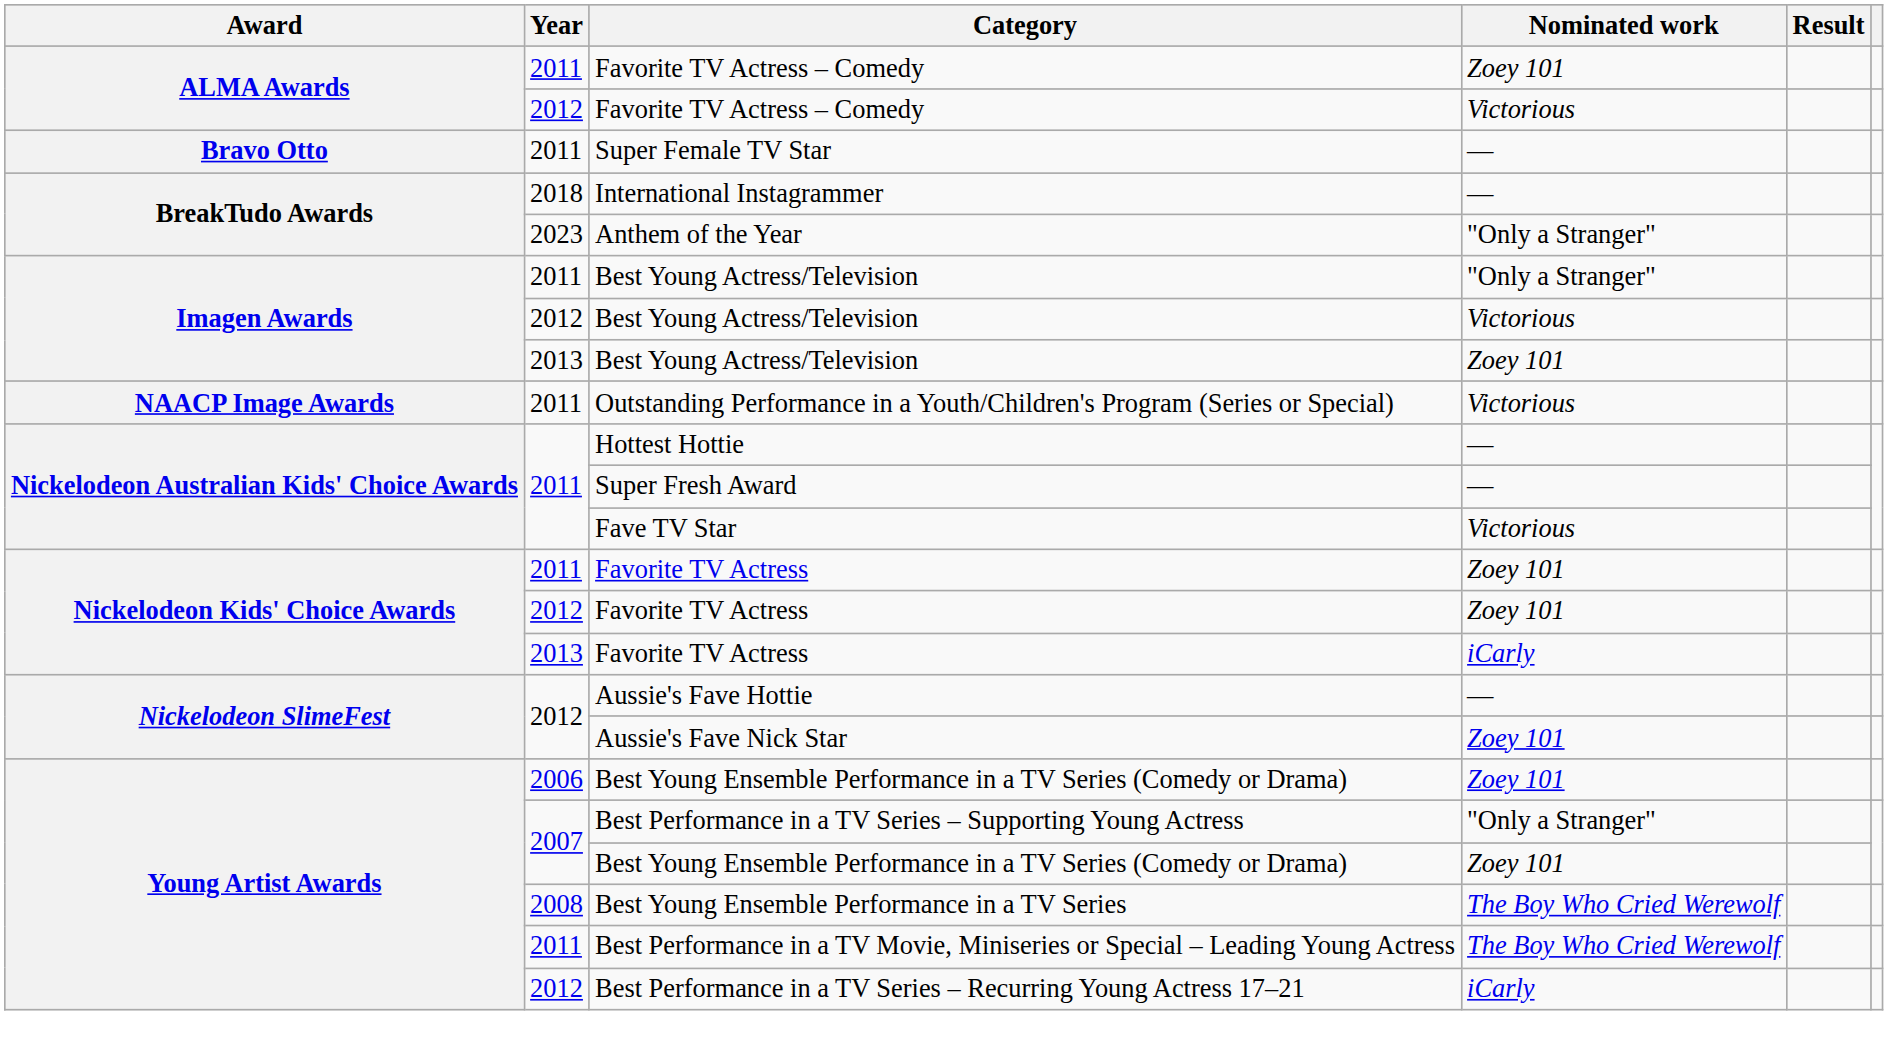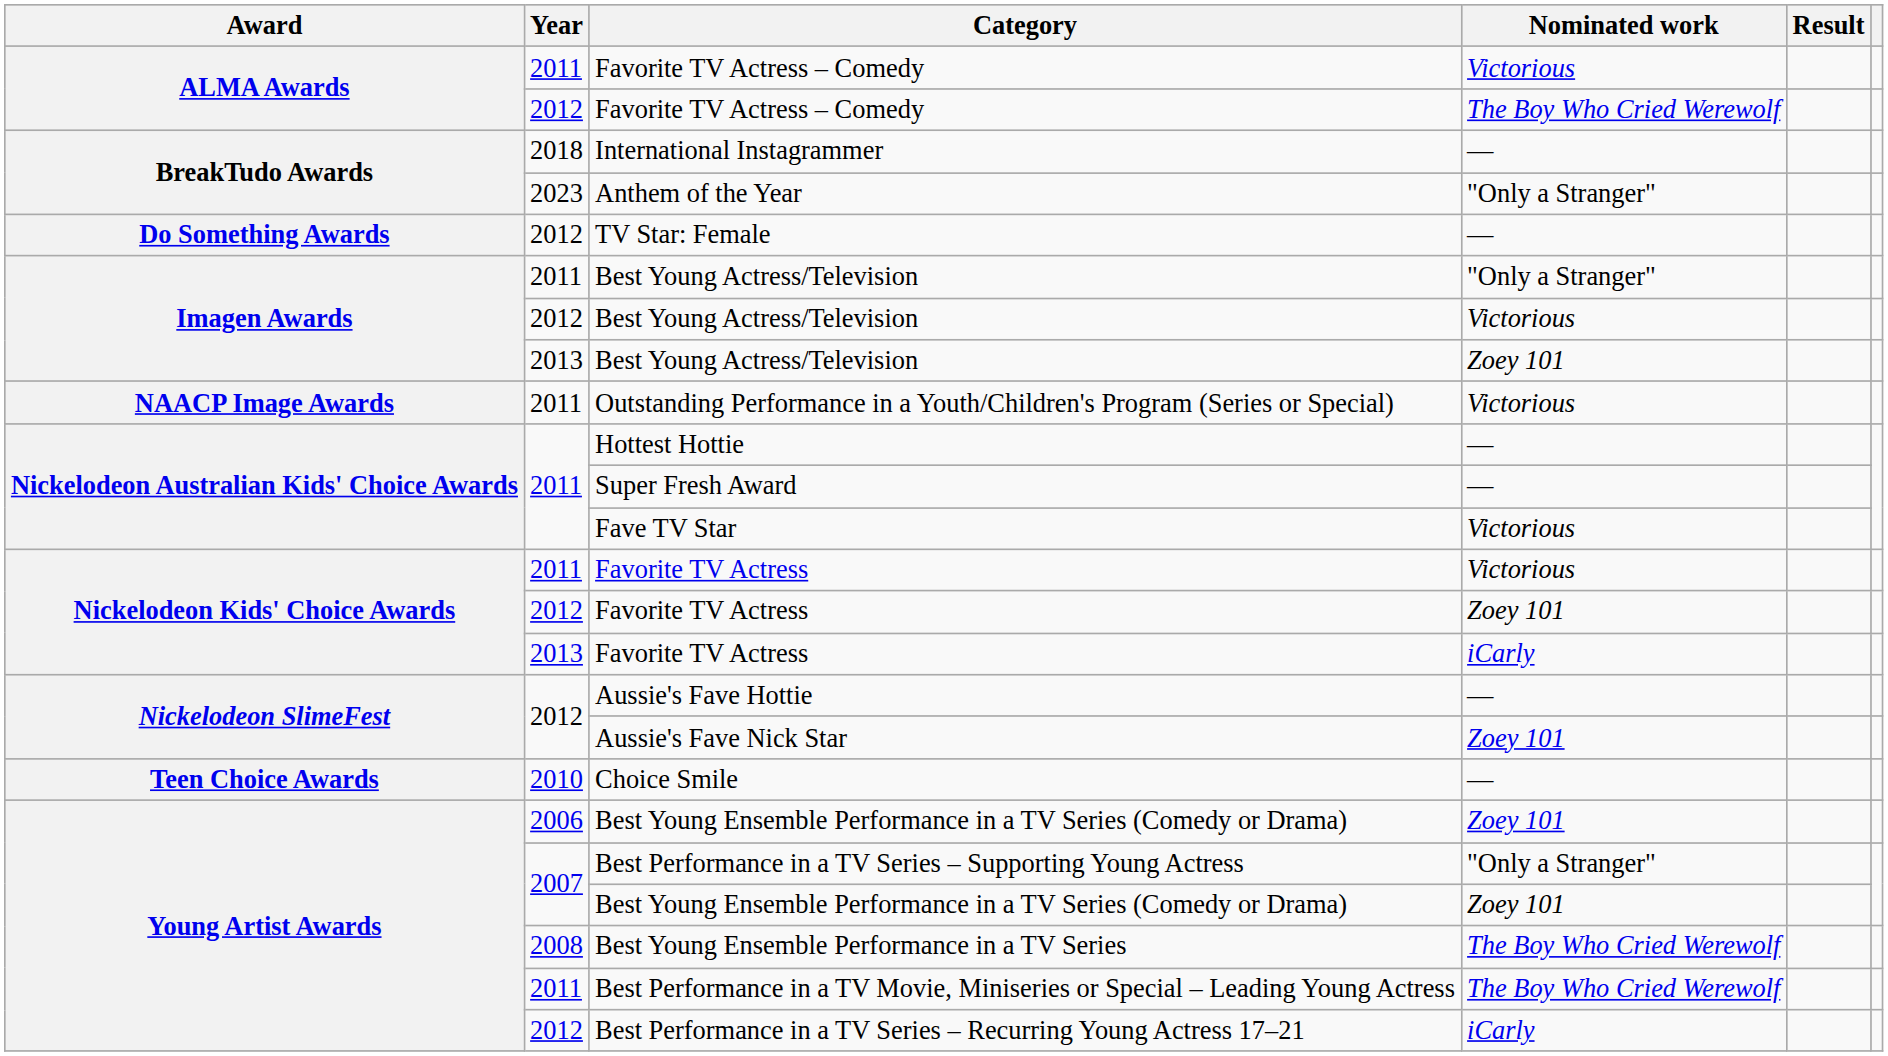(1516, 67) Zoey 101 -> (1521, 67) Victorious
(1521, 109) Victorious -> (1624, 109) The Boy Who Cried Werewolf
- row: (556, 151)
+ row: (557, 234)
(1516, 569) Zoey 101 -> (1521, 569) Victorious
+ row: (557, 779)
